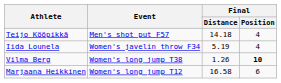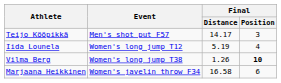(221, 34) 14.18 -> (221, 34) 14.17
(258, 34) 4 -> (258, 34) 3
(145, 47) Women's javelin throw F34 -> (136, 47) Women's long jump T12
(136, 71) Women's long jump T12 -> (145, 71) Women's javelin throw F34
